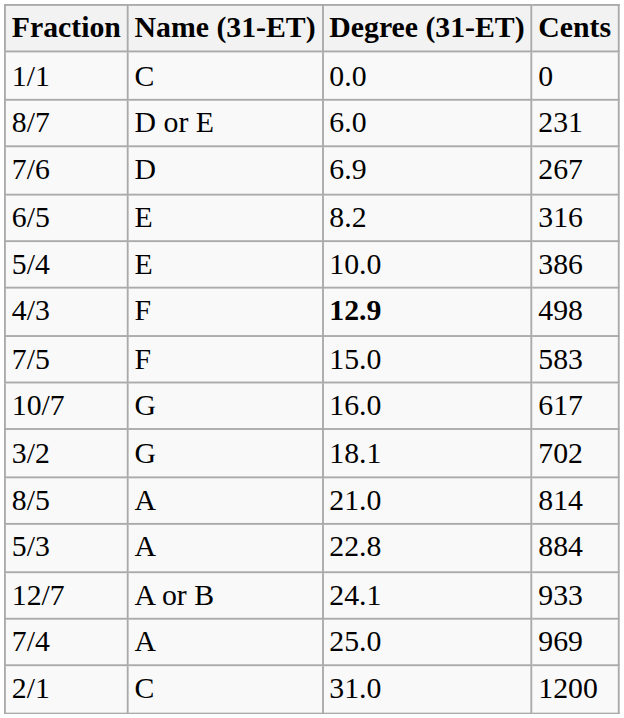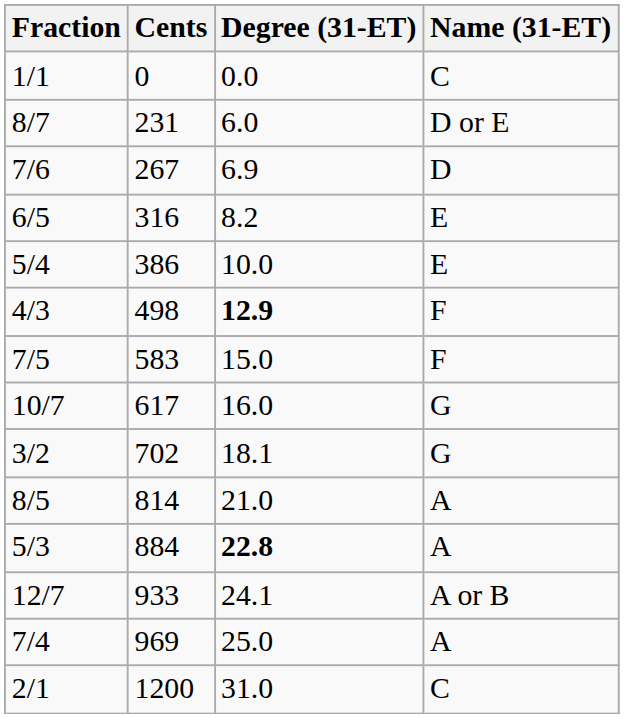columns swapped: (575, 28) <-> (225, 28)
(355, 547) normal -> (247, 547) bold
